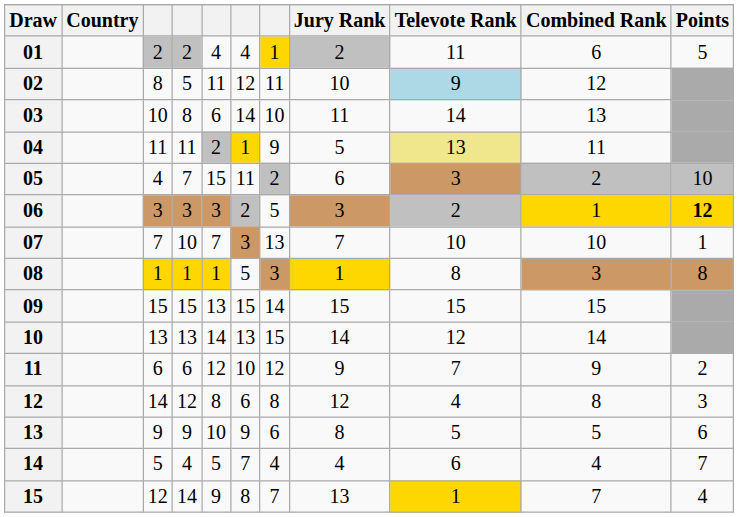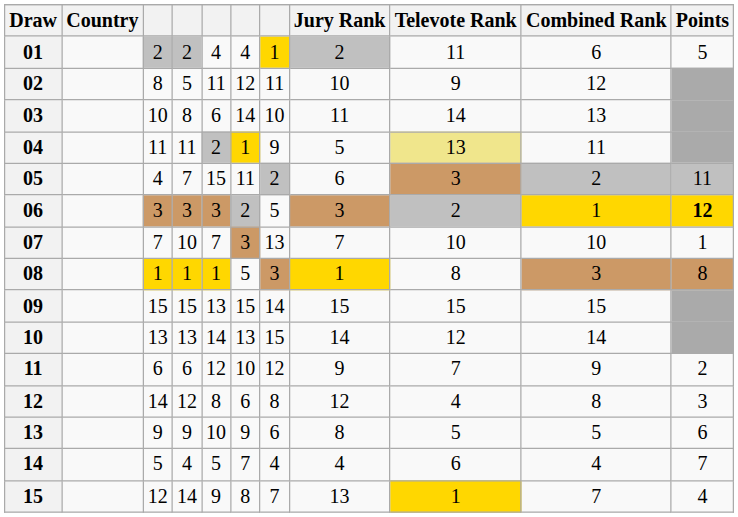(456, 83) lightblue background -> (456, 83) no background
(702, 178) 10 -> (702, 178) 11
